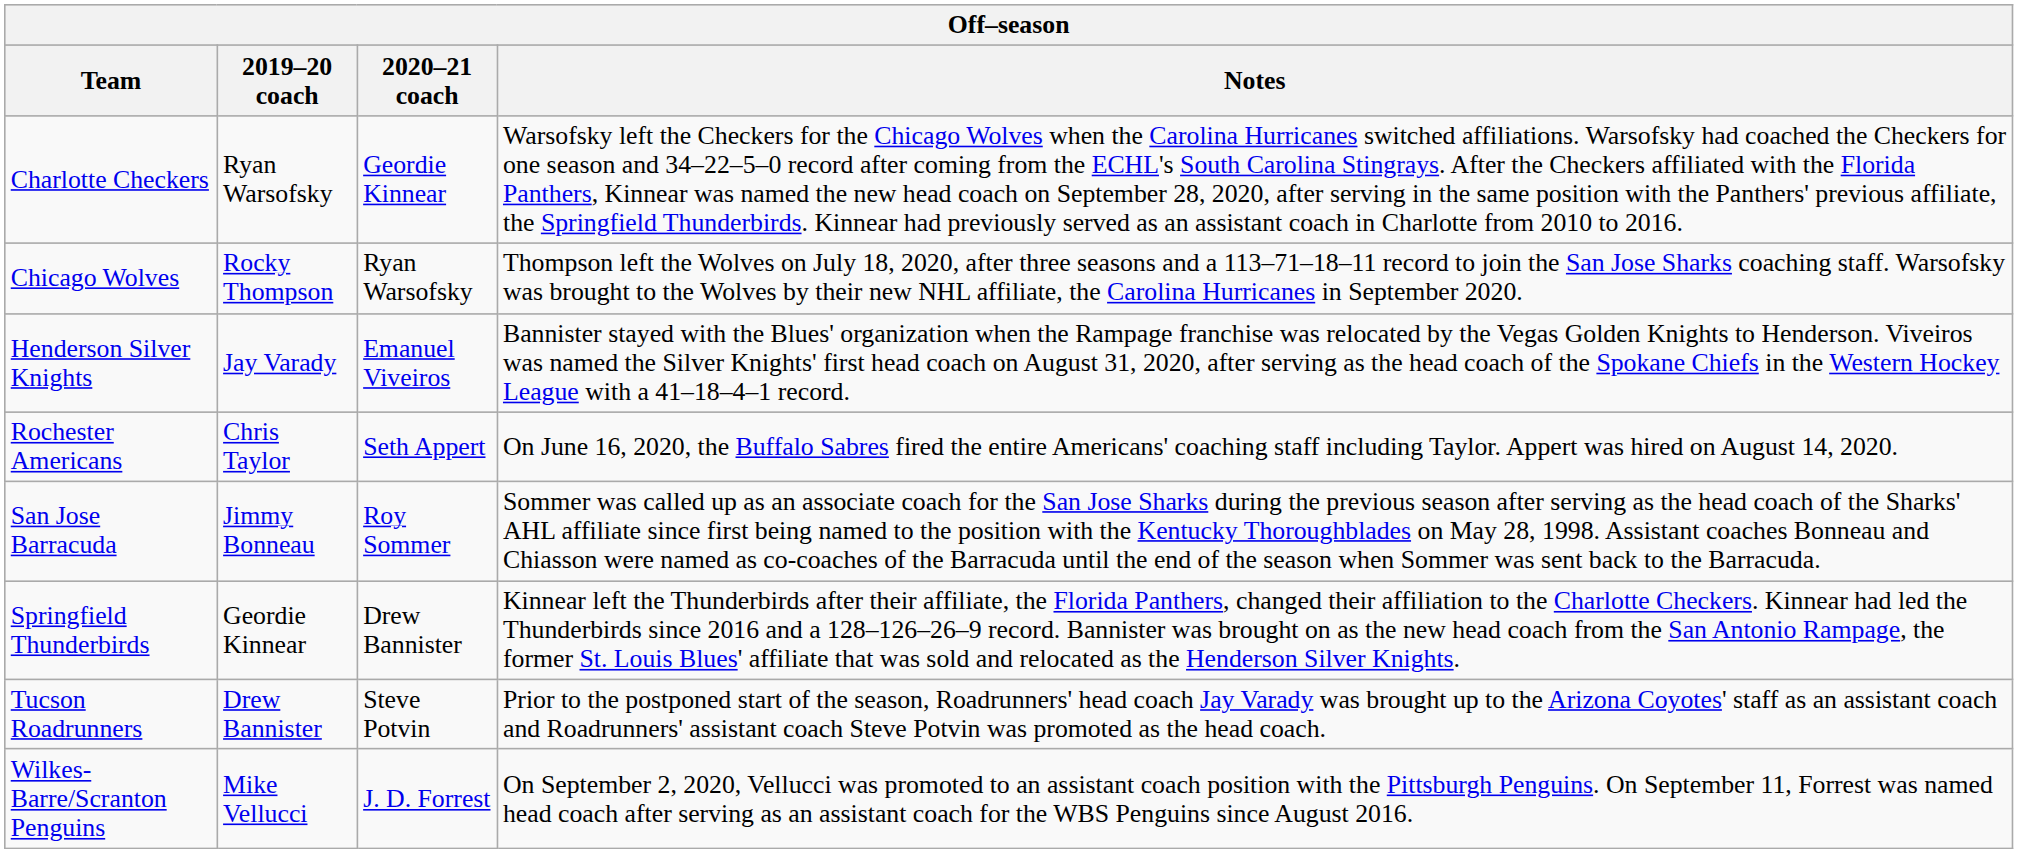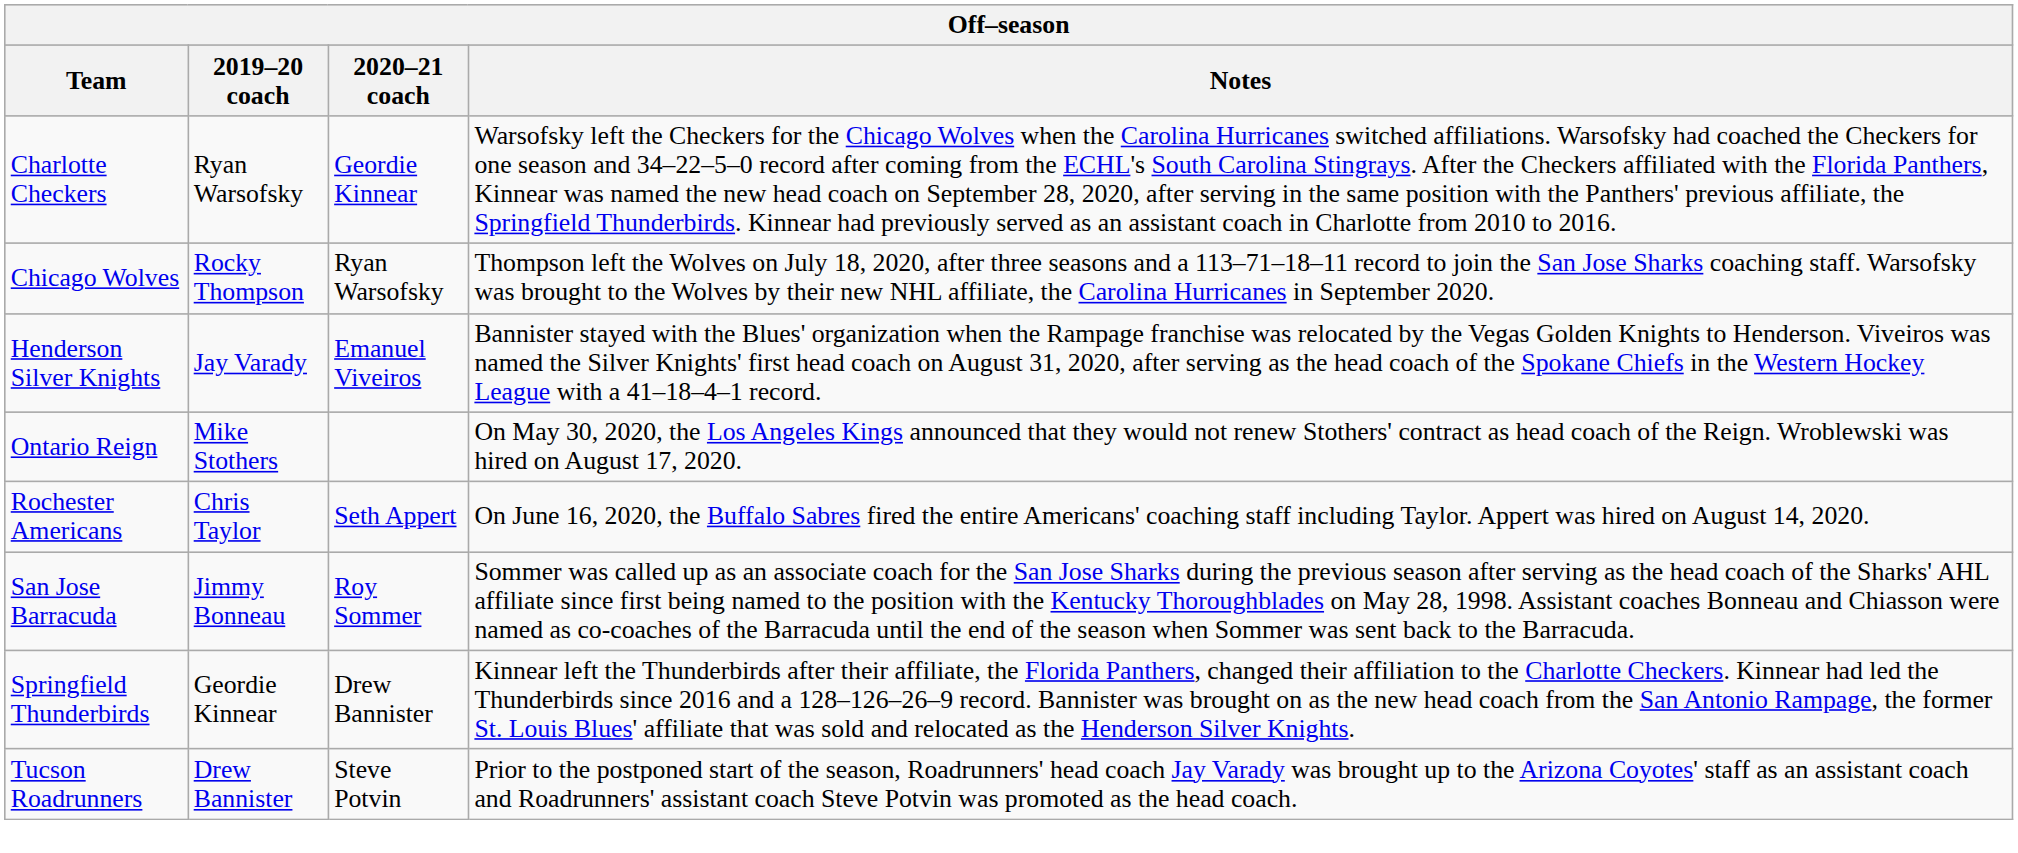+ row: (84, 446)
- row: (89, 798)
